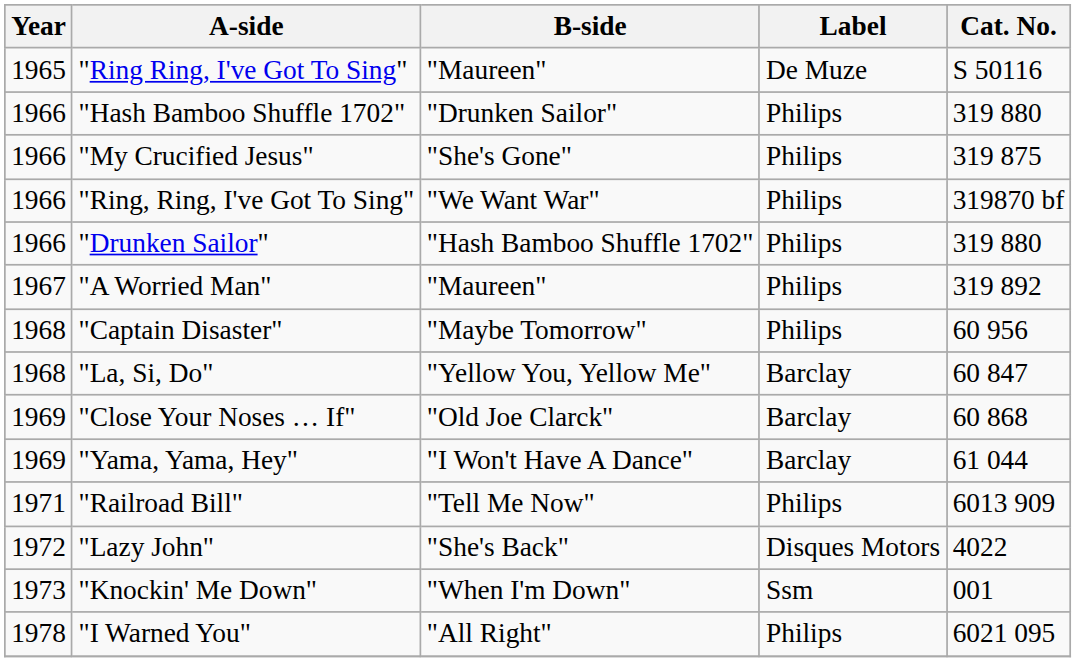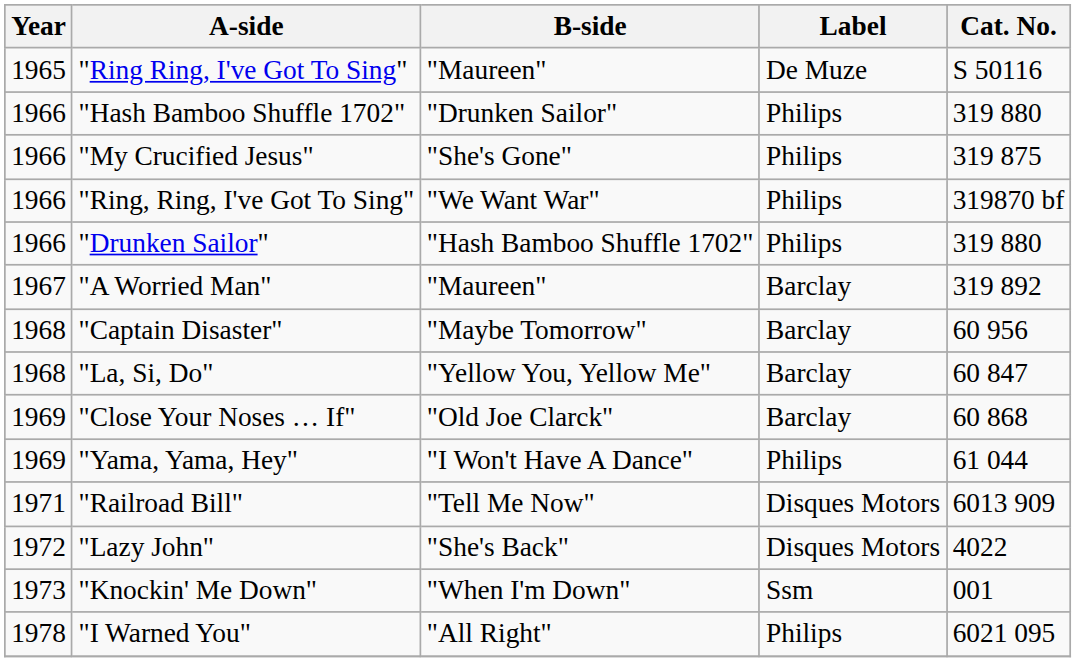(804, 286) Philips -> (809, 286) Barclay
(804, 329) Philips -> (809, 329) Barclay
(809, 460) Barclay -> (804, 460) Philips
(804, 503) Philips -> (853, 503) Disques Motors
